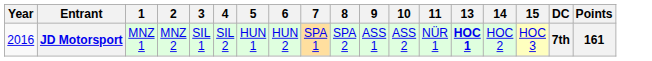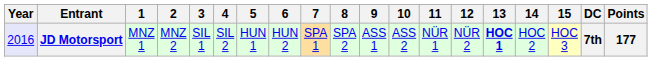+ column: (467, 14)
(21, 39) no background -> (21, 39) lavender background
(594, 39) 161 -> (626, 39) 177
